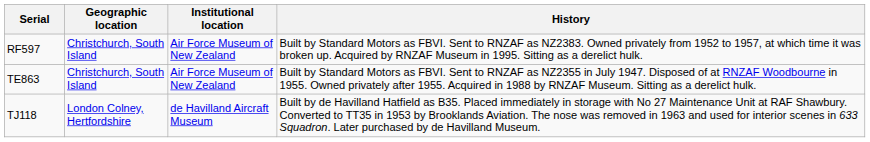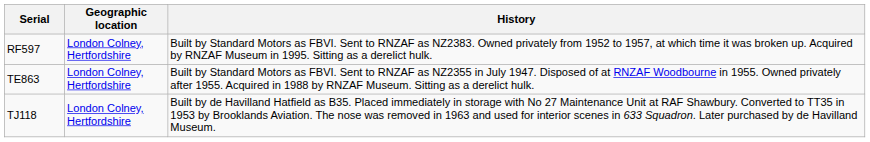- column: (222, 19)
(116, 49) Christchurch, South Island -> (105, 49) London Colney, Hertfordshire
(116, 79) Christchurch, South Island -> (105, 79) London Colney, Hertfordshire
